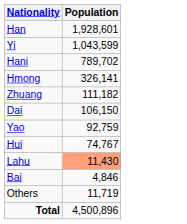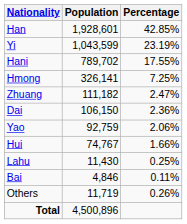+ column: (151, 12)
(103, 161) lightsalmon background -> (103, 161) no background
